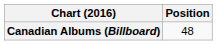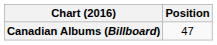(187, 31) 48 -> (187, 31) 47
